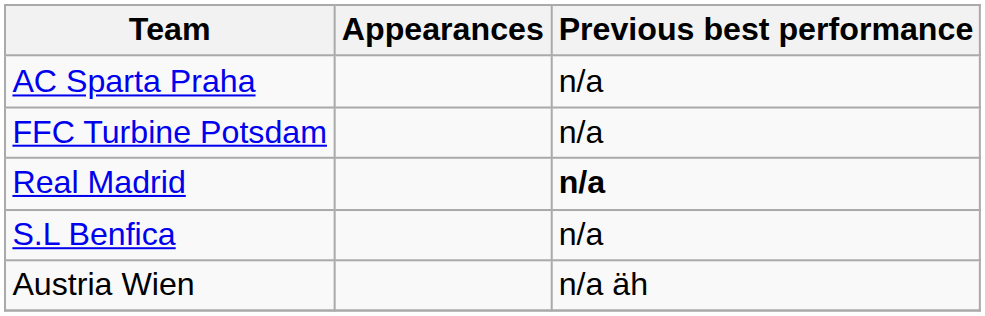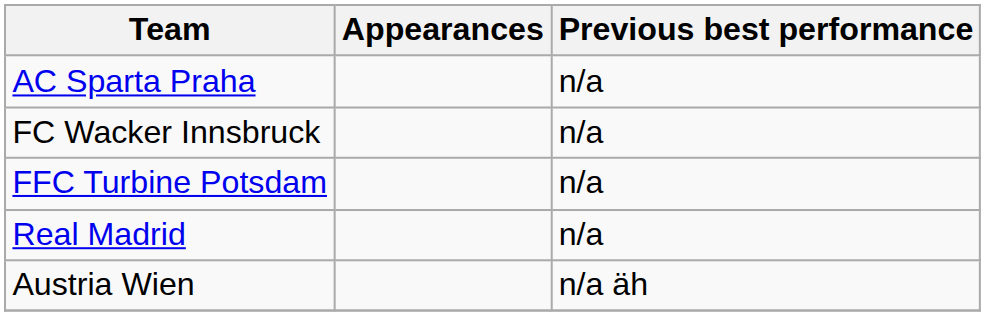+ row: (166, 132)
(582, 183) bold -> (581, 234) normal
- row: (94, 234)
